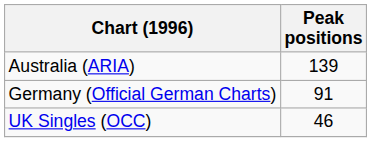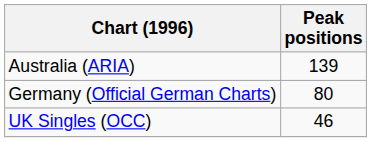(323, 94) 91 -> (323, 94) 80
